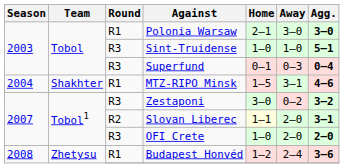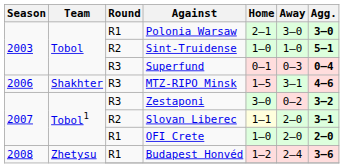(115, 48) R3 -> (115, 48) R2
(20, 84) 2004 -> (20, 84) 2006
(115, 84) R1 -> (115, 84) R3
(115, 136) R3 -> (115, 136) R1
